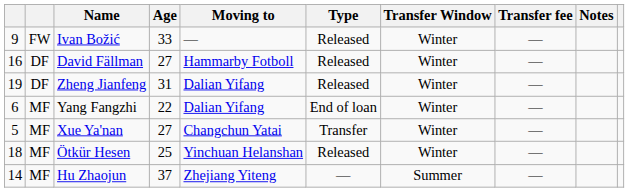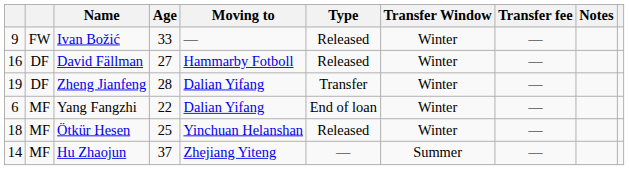(165, 84) 31 -> (165, 84) 28
(343, 84) Released -> (343, 84) Transfer
- row: (90, 130)
